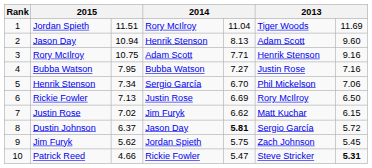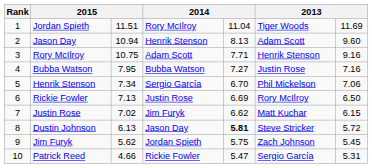(127, 127) 6.37 -> (127, 127) 6.13
(286, 127) Sergio García -> (286, 127) Steve Stricker
(286, 156) Steve Stricker -> (286, 156) Sergio García
(352, 156) bold -> (352, 156) normal
